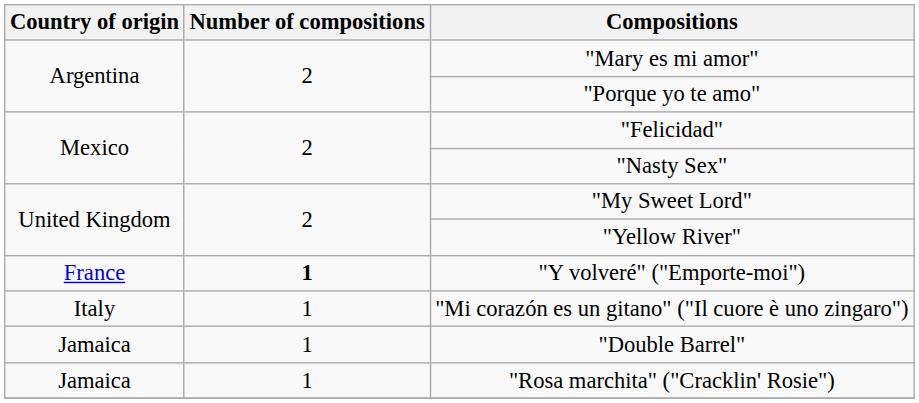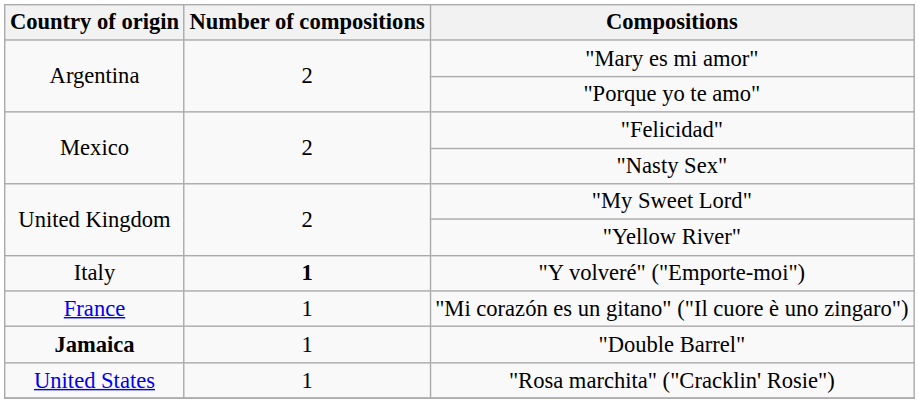(95, 272) France -> (94, 272) Italy
(94, 308) Italy -> (95, 308) France
(95, 344) normal -> (95, 344) bold
(95, 380) Jamaica -> (94, 380) United States
